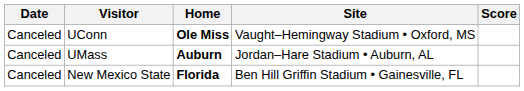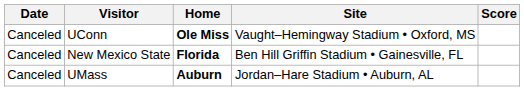rows swapped: (87, 55) <-> (119, 75)
